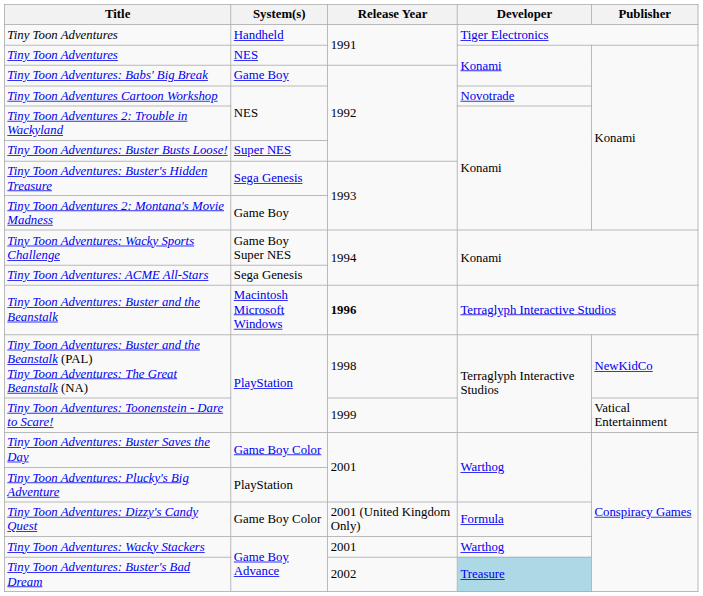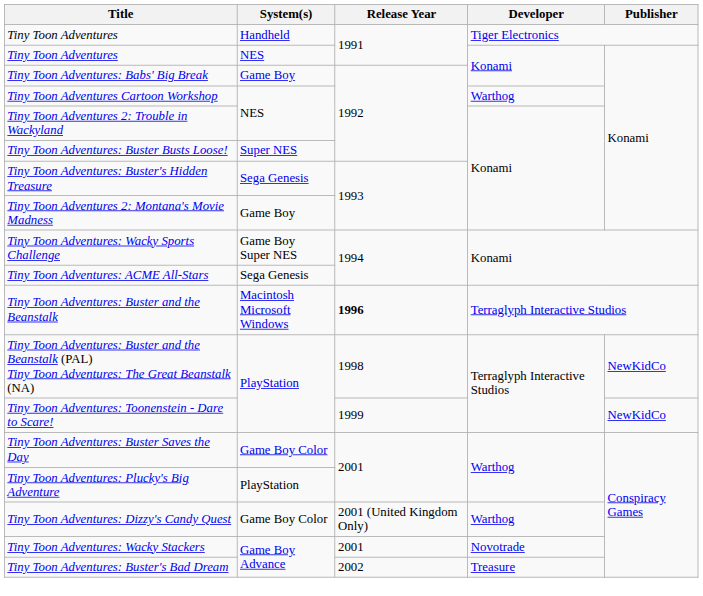(487, 95) Novotrade -> (493, 95) Warthog
(631, 415) Vatical Entertainment -> (637, 415) NewKidCo
(482, 519) Formula -> (493, 519) Warthog
(482, 546) Warthog -> (498, 546) Novotrade
(483, 574) lightblue background -> (493, 567) no background
